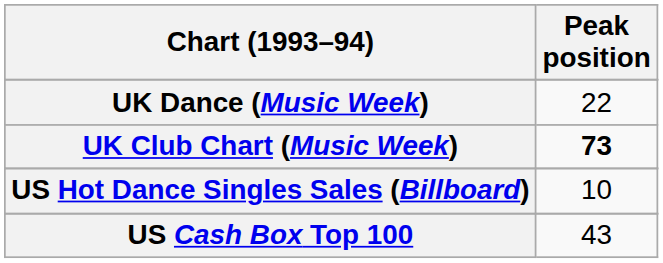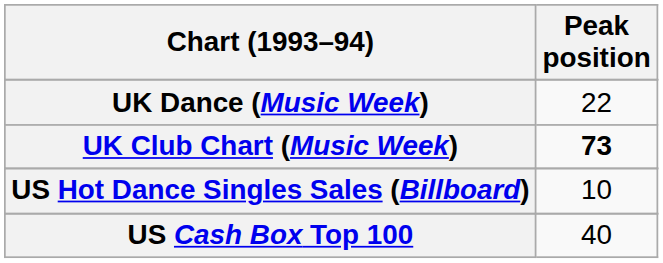(597, 234) 43 -> (597, 234) 40
